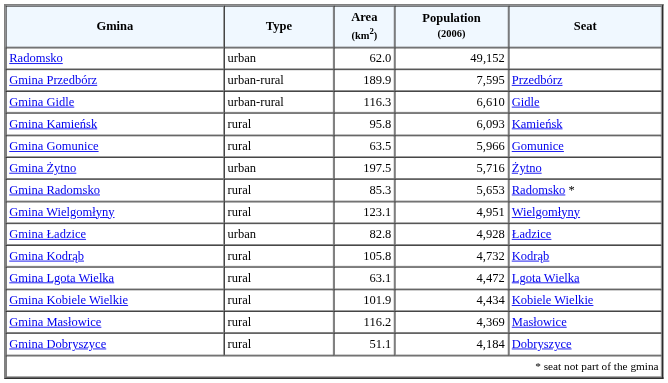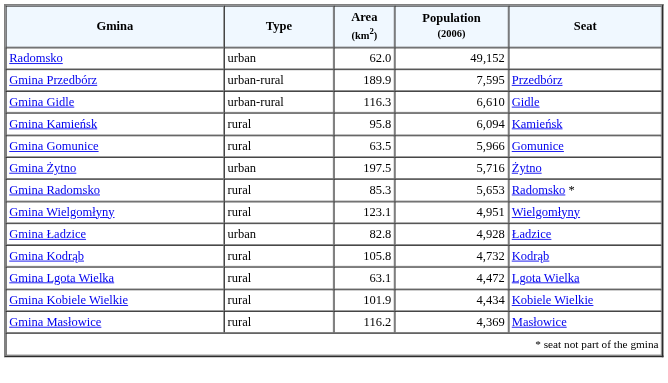(491, 124) 6,093 -> (491, 124) 6,094
- row: (58, 343)
